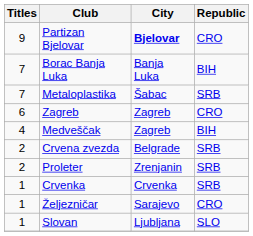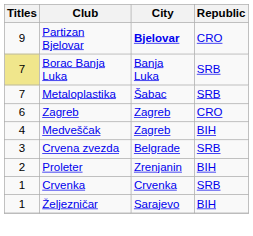(22, 69) no background -> (22, 69) khaki background
(206, 69) BIH -> (209, 69) SRB
(22, 149) 2 -> (22, 149) 3
(209, 167) SRB -> (206, 167) BIH
(210, 203) CRO -> (206, 203) BIH
- row: (60, 222)
